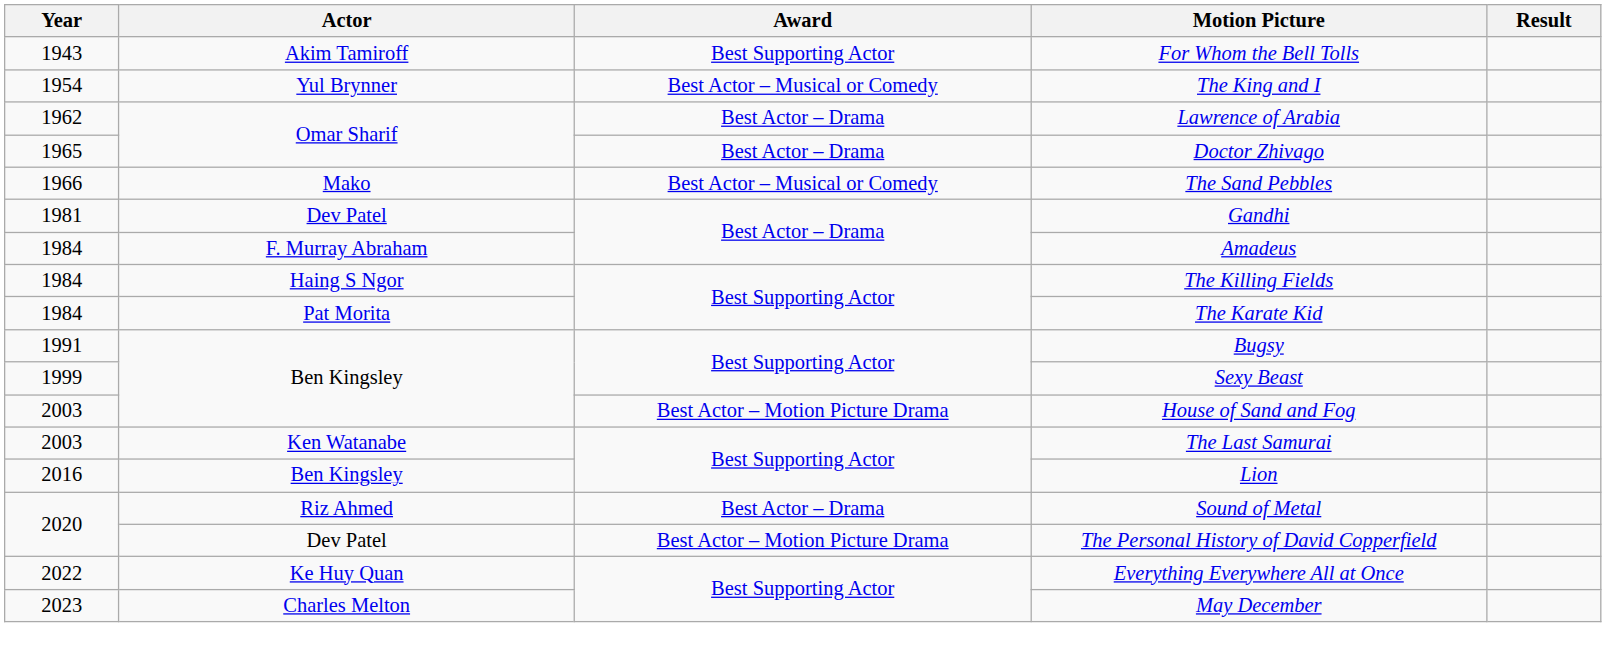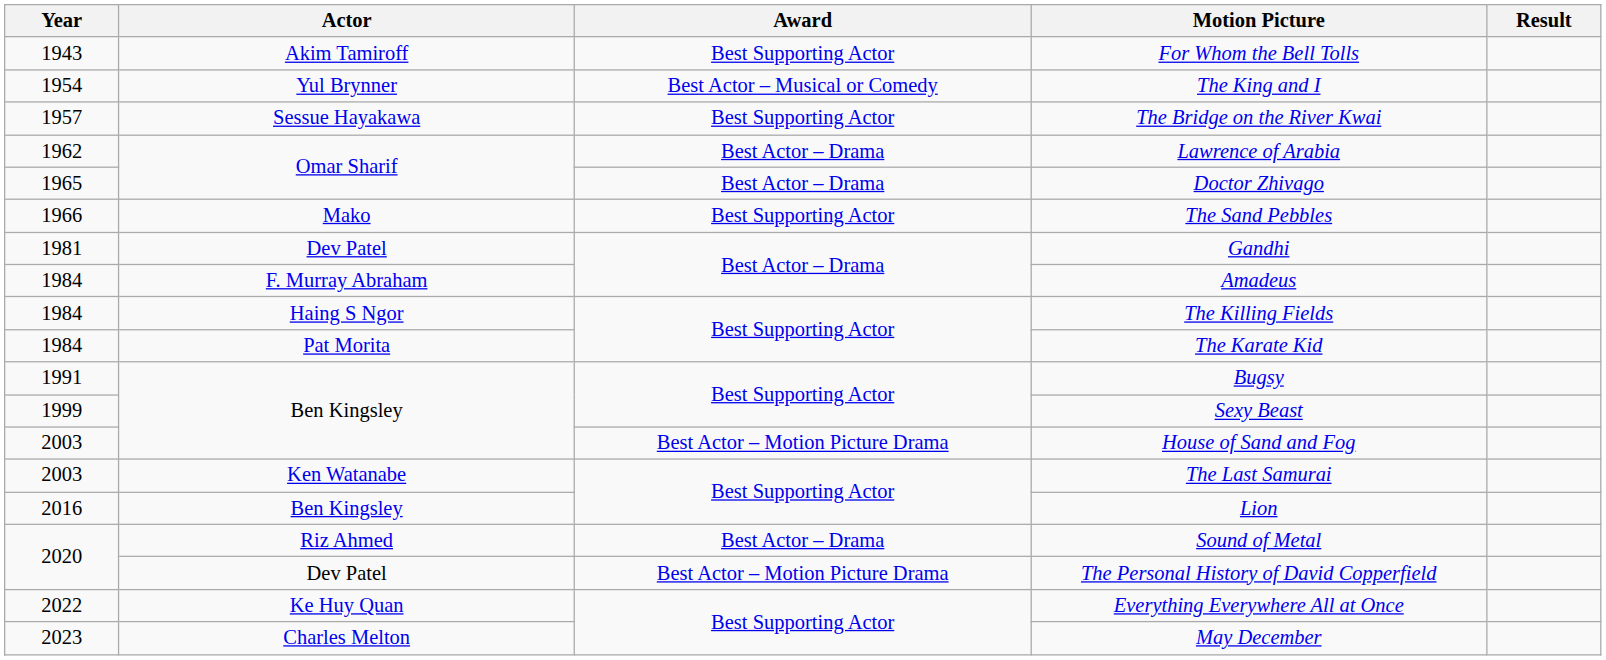+ row: (1259, 118)
(803, 183) Best Actor – Musical or Comedy -> (803, 215) Best Supporting Actor
